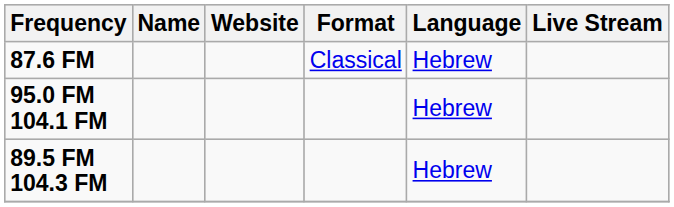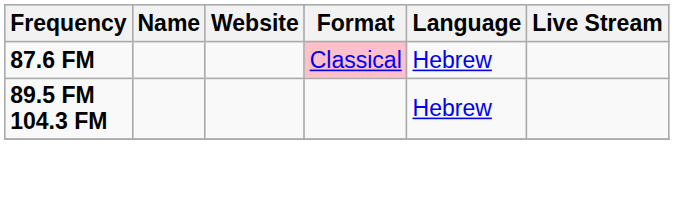(356, 60) no background -> (356, 60) pink background
- row: (59, 109)
